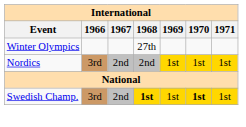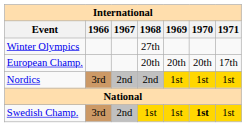+ row: (45, 63)
(147, 96) bold -> (150, 113) normal
